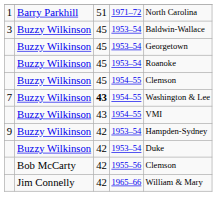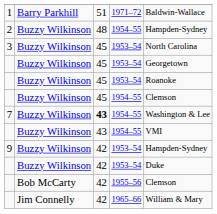(171, 13) North Carolina -> (175, 13) Baldwin-Wallace
+ row: (9, 30)
(175, 30) Baldwin-Wallace -> (171, 47) North Carolina
